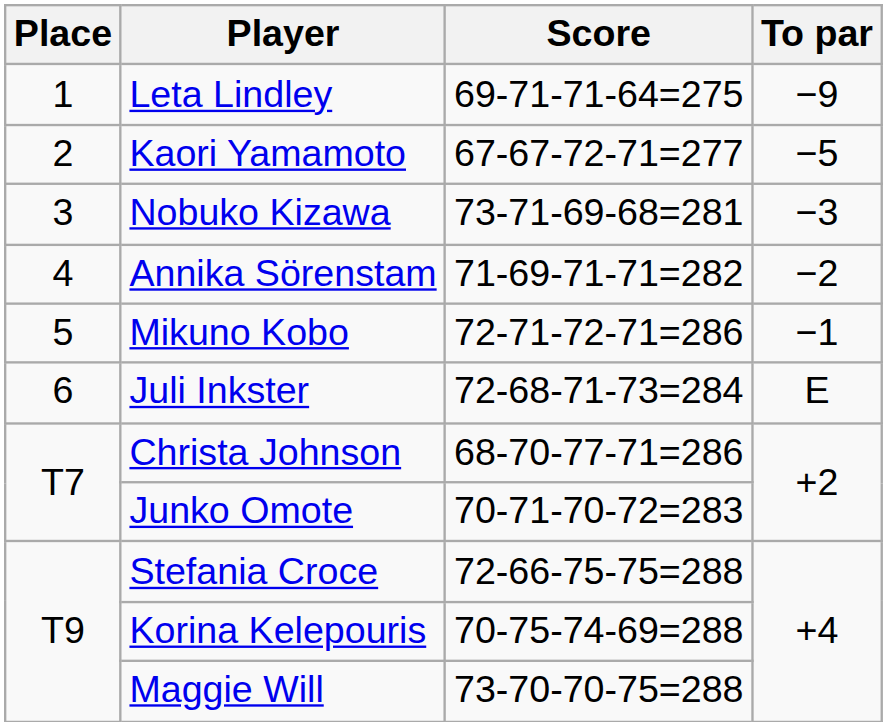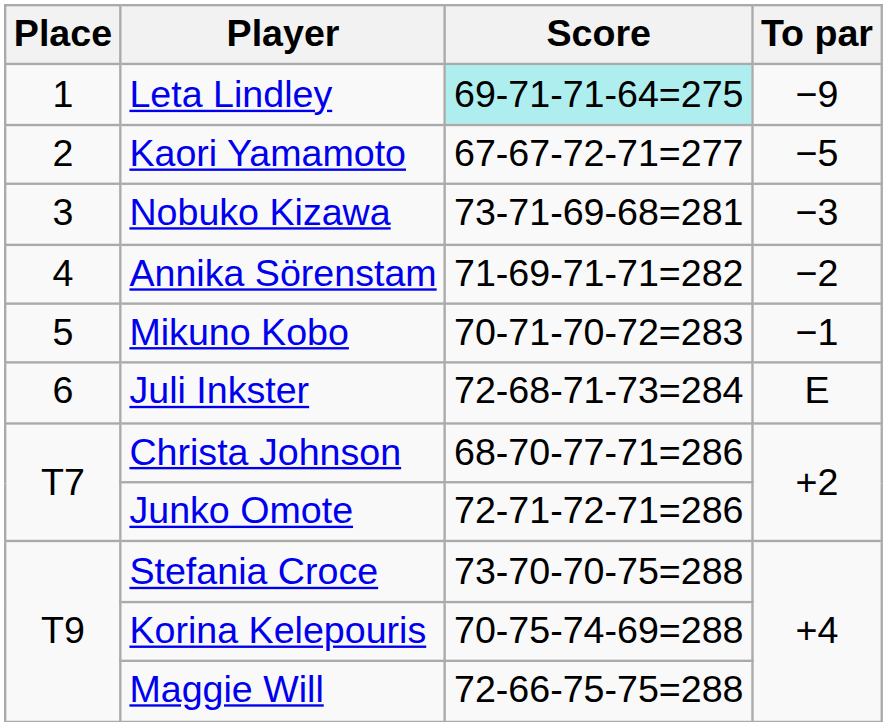(599, 93) no background -> (599, 93) paleturquoise background
(599, 332) 72-71-72-71=286 -> (599, 332) 70-71-70-72=283
(599, 511) 70-71-70-72=283 -> (599, 511) 72-71-72-71=286
(599, 570) 72-66-75-75=288 -> (599, 570) 73-70-70-75=288
(599, 690) 73-70-70-75=288 -> (599, 690) 72-66-75-75=288
